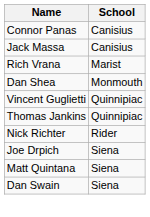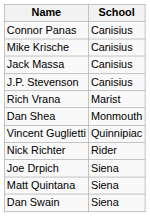+ row: (38, 47)
+ row: (43, 82)
- row: (46, 116)
